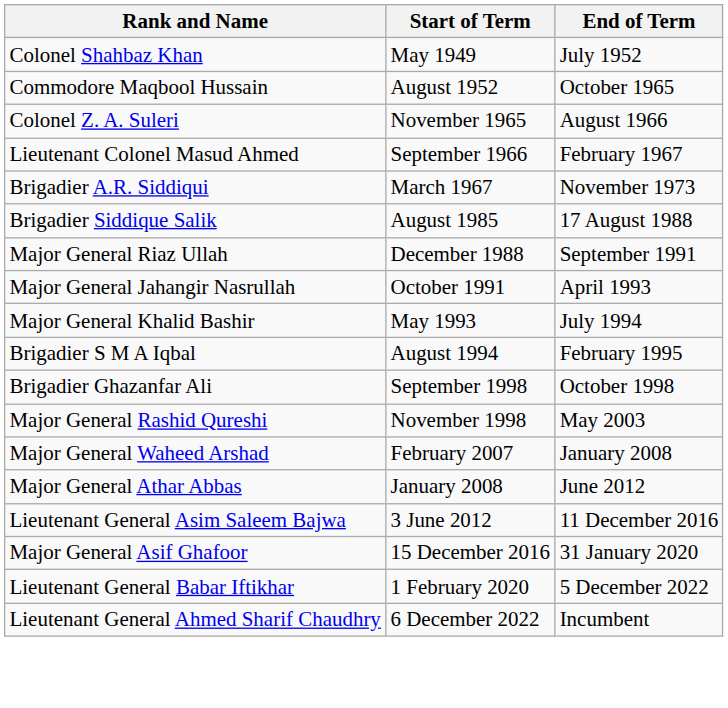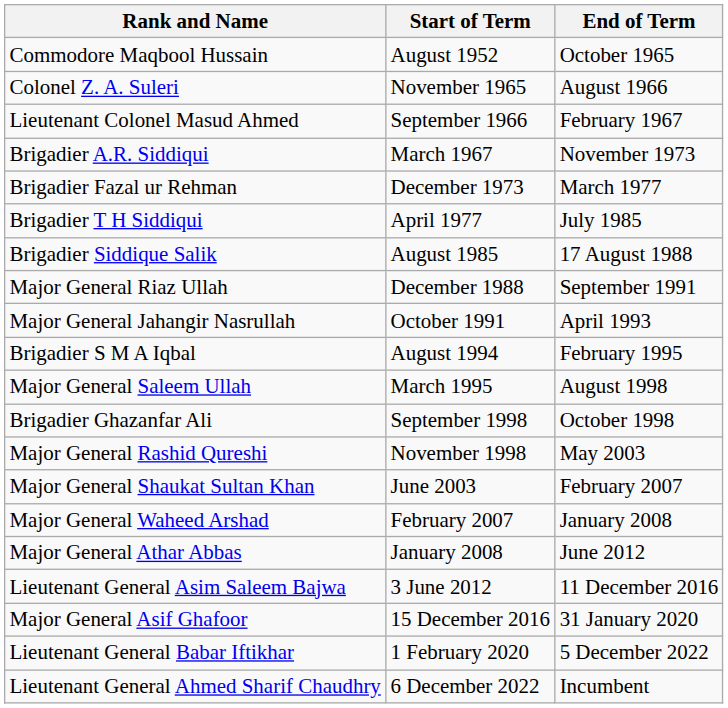- row: (106, 54)
+ row: (123, 187)
+ row: (106, 220)
- row: (132, 320)
+ row: (130, 386)
+ row: (162, 486)
